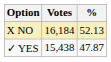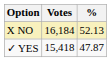(59, 47) 15,438 -> (59, 47) 15,418
